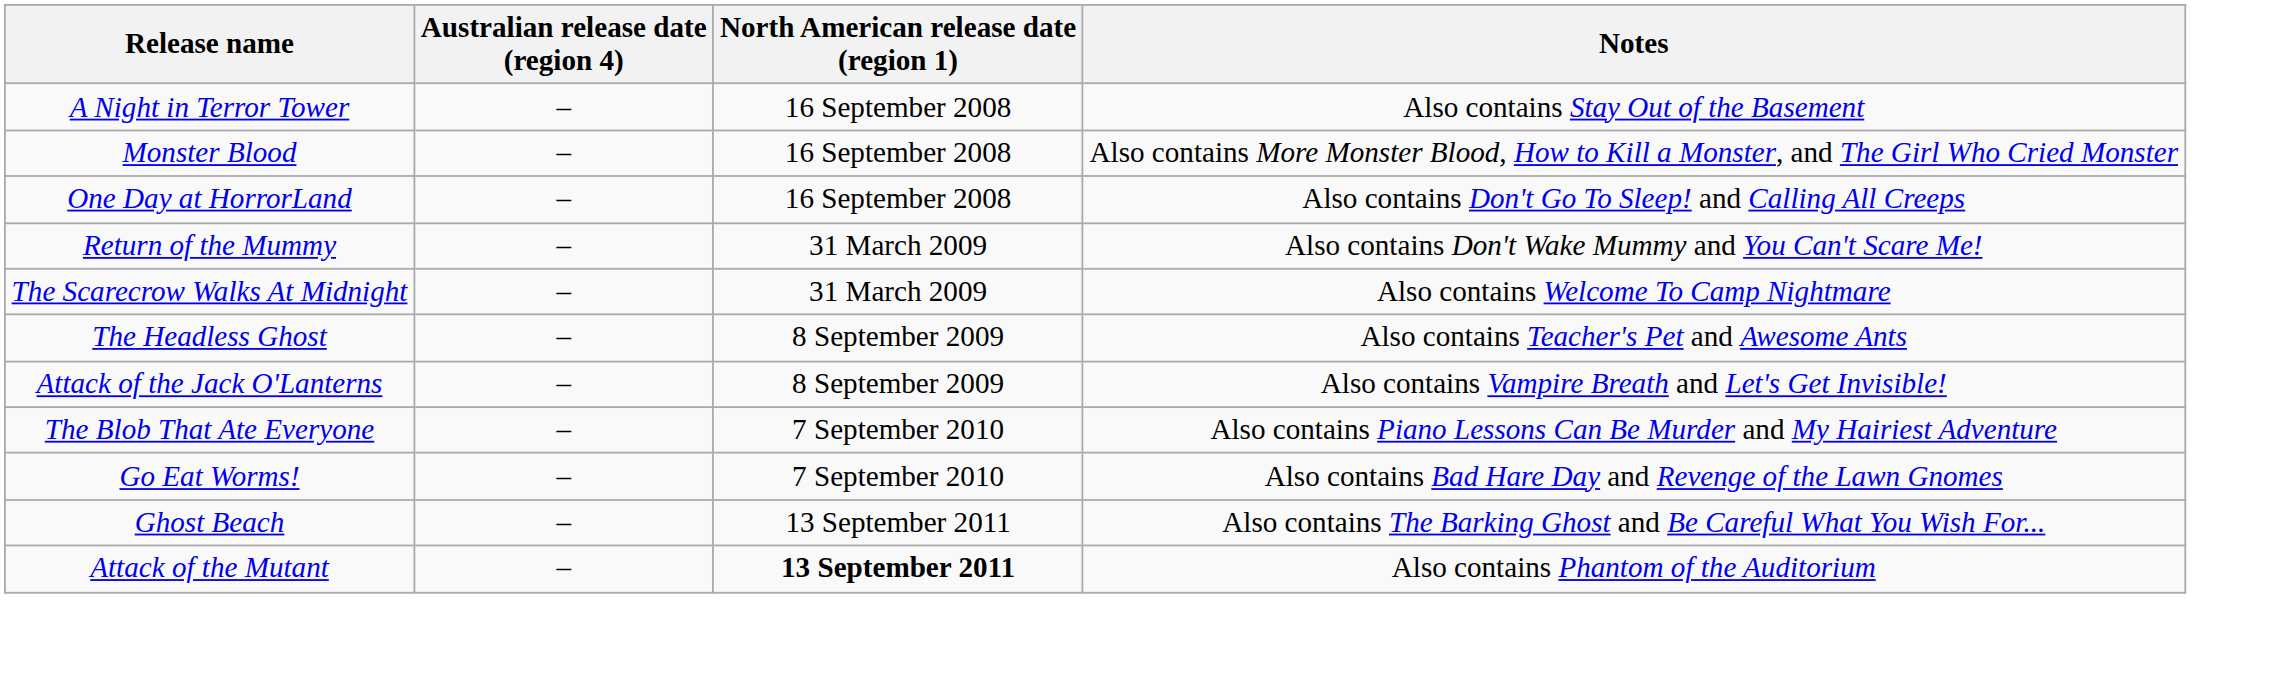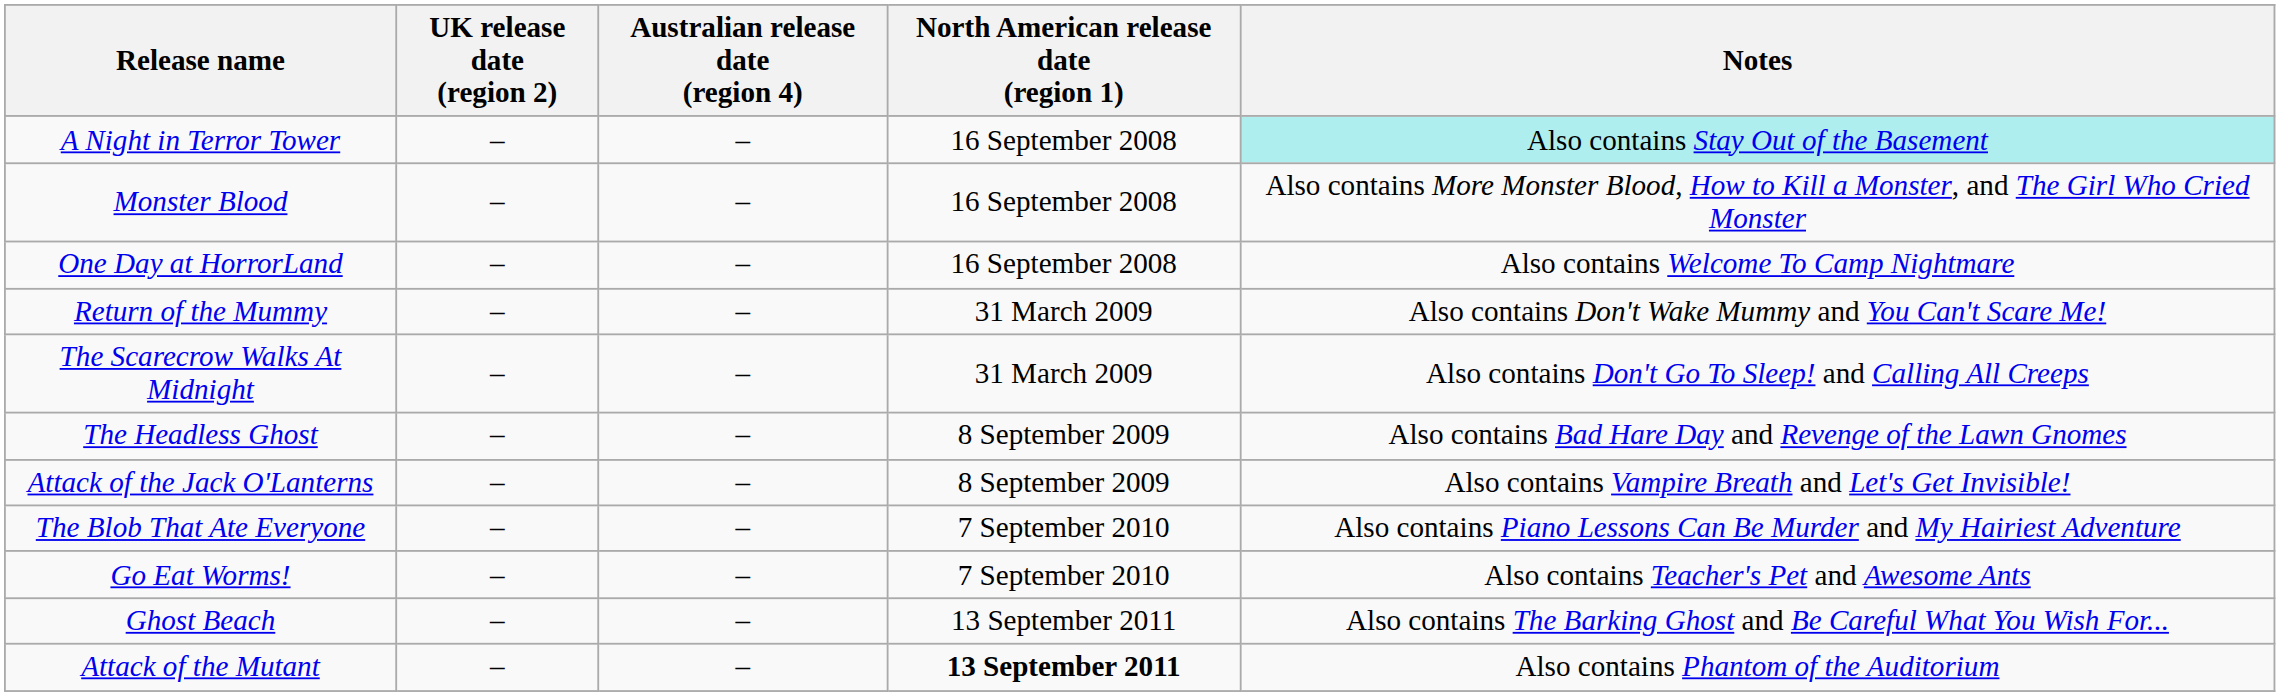+ column: (497, 60)
(1634, 106) no background -> (1757, 139) paleturquoise background
(1634, 198) Also contains Don't Go To Sleep! and Calling All Creeps -> (1757, 264) Also contains Welcome To Camp Nightmare
(1634, 291) Also contains Welcome To Camp Nightmare -> (1757, 373) Also contains Don't Go To Sleep! and Calling All Creeps
(1634, 337) Also contains Teacher's Pet and Awesome Ants -> (1757, 435) Also contains Bad Hare Day and Revenge of the Lawn Gnomes
(1634, 475) Also contains Bad Hare Day and Revenge of the Lawn Gnomes -> (1757, 574) Also contains Teacher's Pet and Awesome Ants
